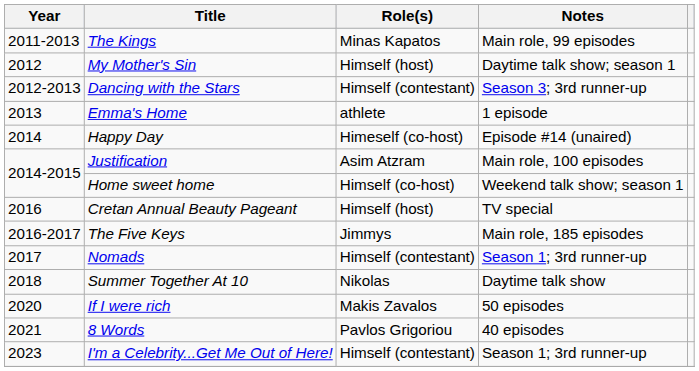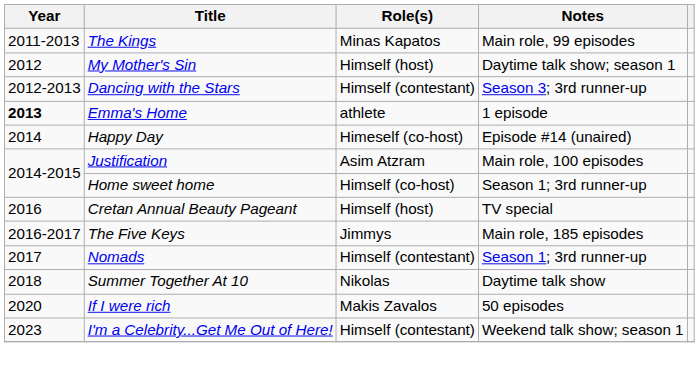(25, 112) normal -> (25, 112) bold
(583, 185) Weekend talk show; season 1 -> (564, 185) Season 1; 3rd runner-up
- row: (116, 329)
(564, 354) Season 1; 3rd runner-up -> (583, 329) Weekend talk show; season 1
